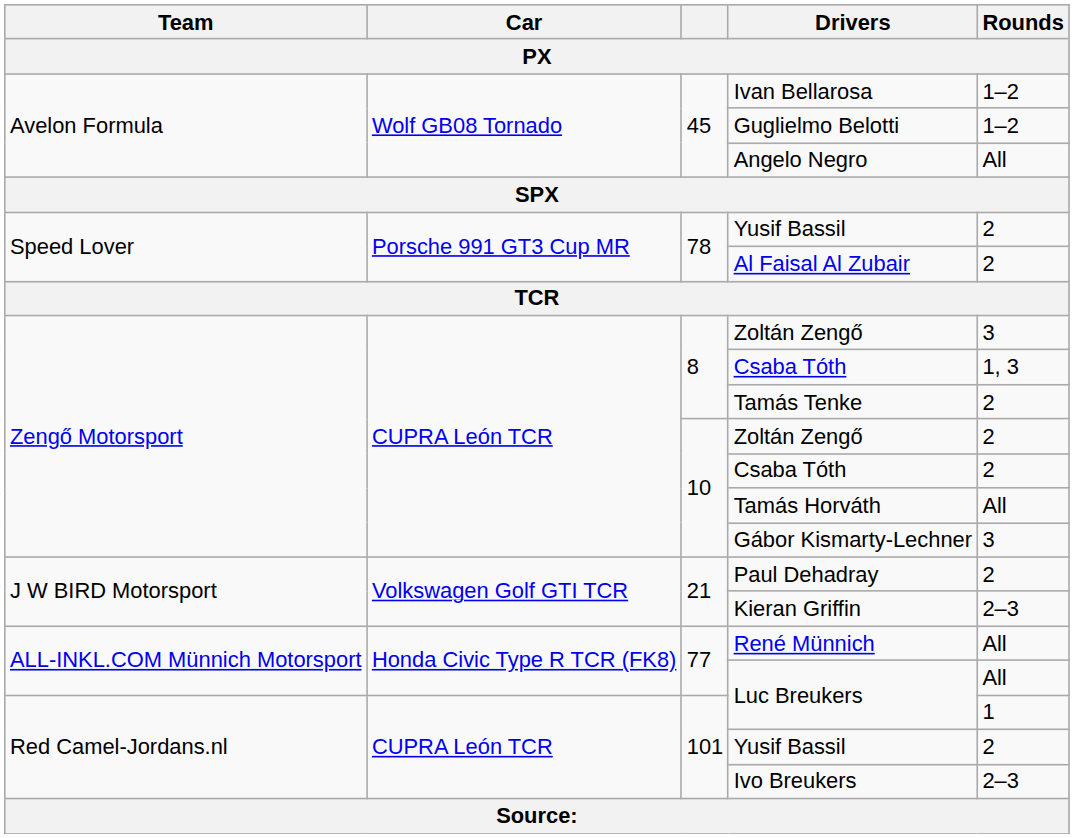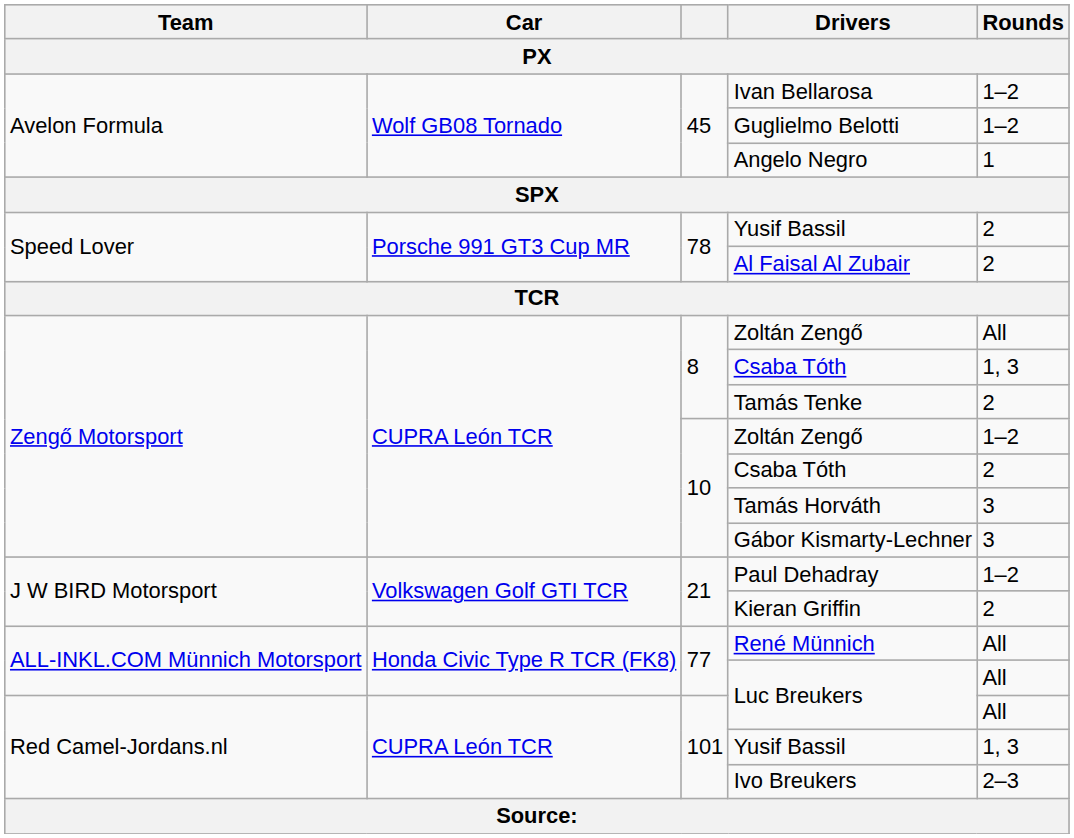(995, 160) All -> (988, 160) 1
(988, 332) 3 -> (995, 332) All
(988, 436) 2 -> (1001, 436) 1–2
(995, 505) All -> (988, 505) 3
(988, 574) 2 -> (1001, 574) 1–2
(1001, 608) 2–3 -> (988, 608) 2
(988, 712) 1 -> (995, 712) All
(988, 746) 2 -> (1001, 746) 1, 3
